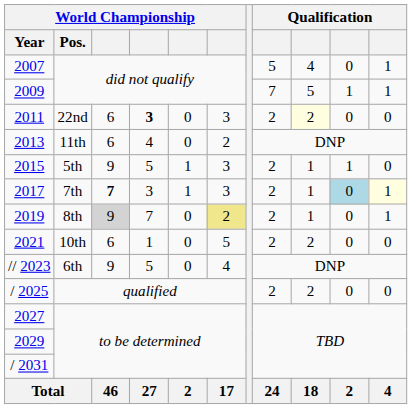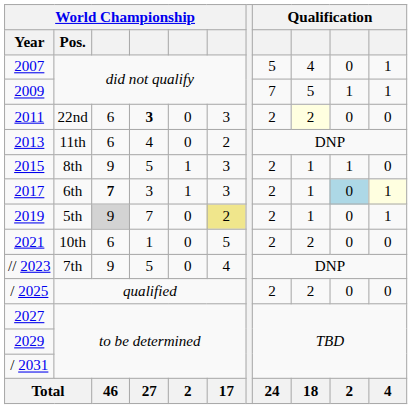(73, 166) 5th -> (73, 166) 8th
(73, 191) 7th -> (73, 191) 6th
(73, 216) 8th -> (73, 216) 5th
(73, 266) 6th -> (73, 266) 7th
